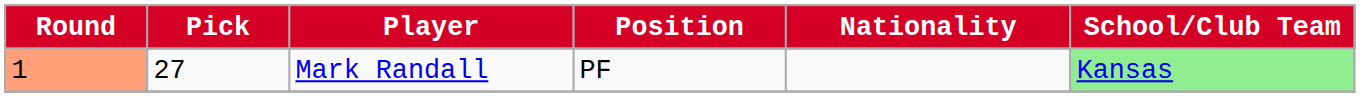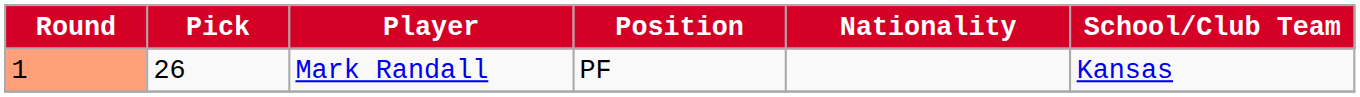(169, 70) 27 -> (169, 70) 26
(1125, 70) lightgreen background -> (1125, 70) no background
